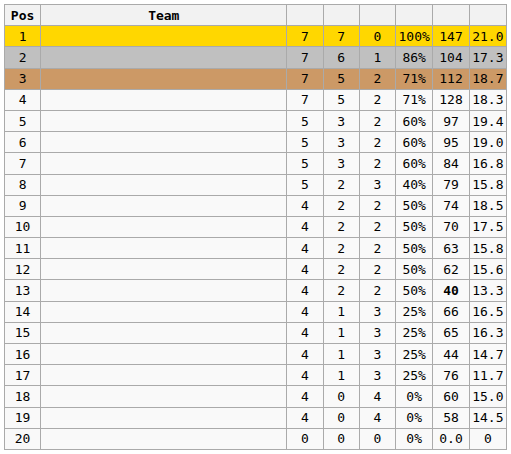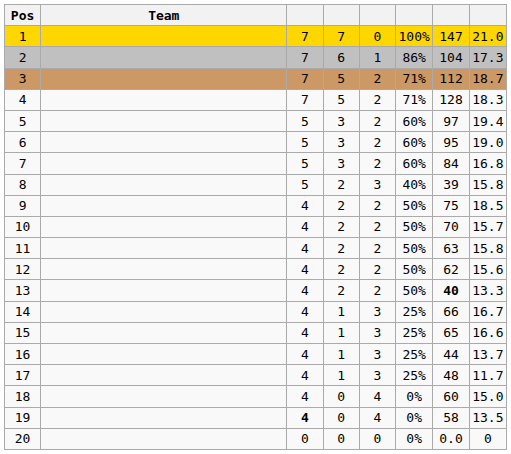(451, 185) 79 -> (451, 185) 39
(451, 206) 74 -> (451, 206) 75
(488, 227) 17.5 -> (488, 227) 15.7
(488, 312) 16.5 -> (488, 312) 16.7
(488, 333) 16.3 -> (488, 333) 16.6
(488, 354) 14.7 -> (488, 354) 13.7
(451, 375) 76 -> (451, 375) 48
(305, 418) normal -> (305, 418) bold
(488, 418) 14.5 -> (488, 418) 13.5
